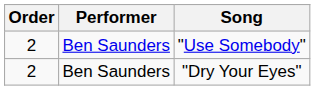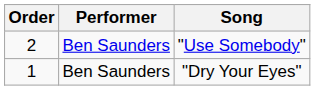(32, 71) 2 -> (32, 71) 1
